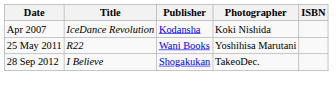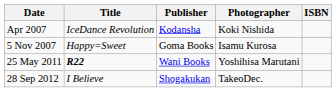+ row: (31, 45)
(75, 45) normal -> (75, 62) bold
